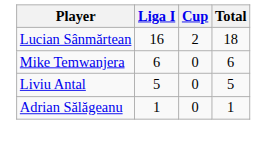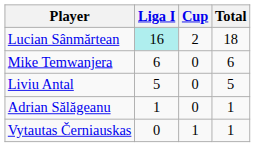(157, 39) no background -> (157, 39) paleturquoise background
+ row: (70, 130)
